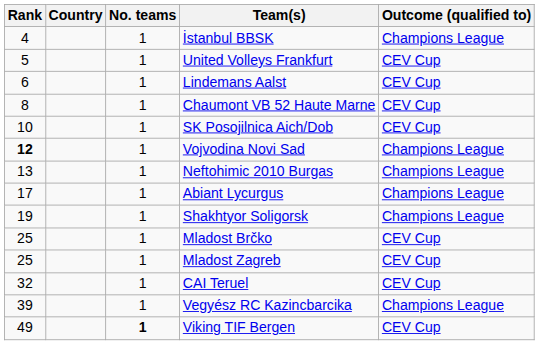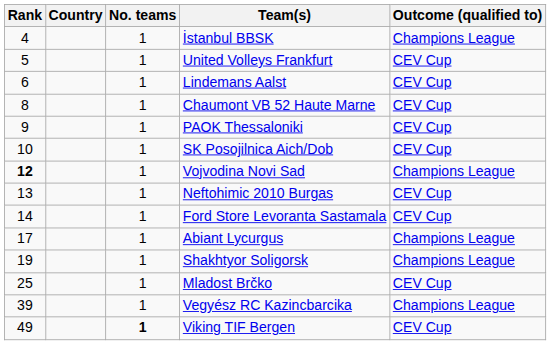+ row: (243, 127)
(443, 171) Champions League -> (422, 194) CEV Cup
+ row: (285, 216)
- row: (232, 261)
- row: (216, 283)
